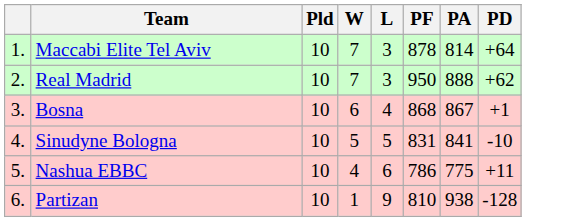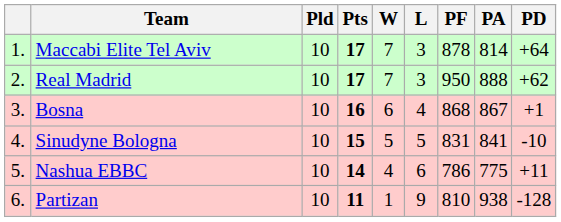+ column: (355, 19)
